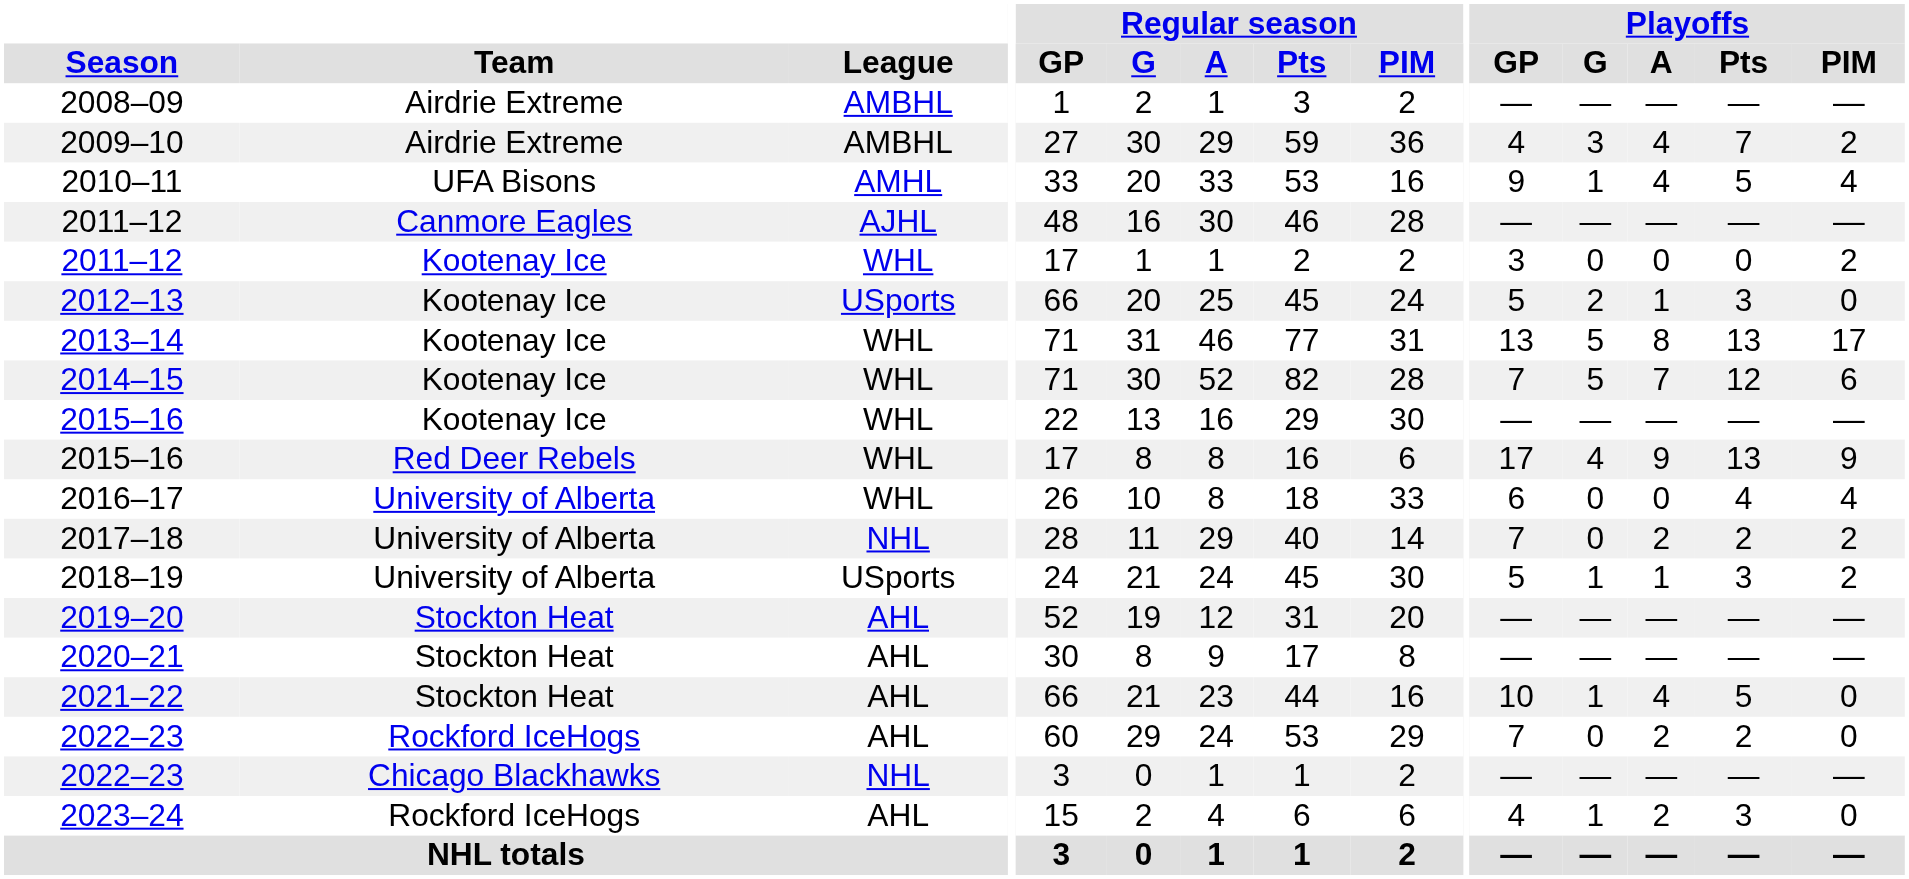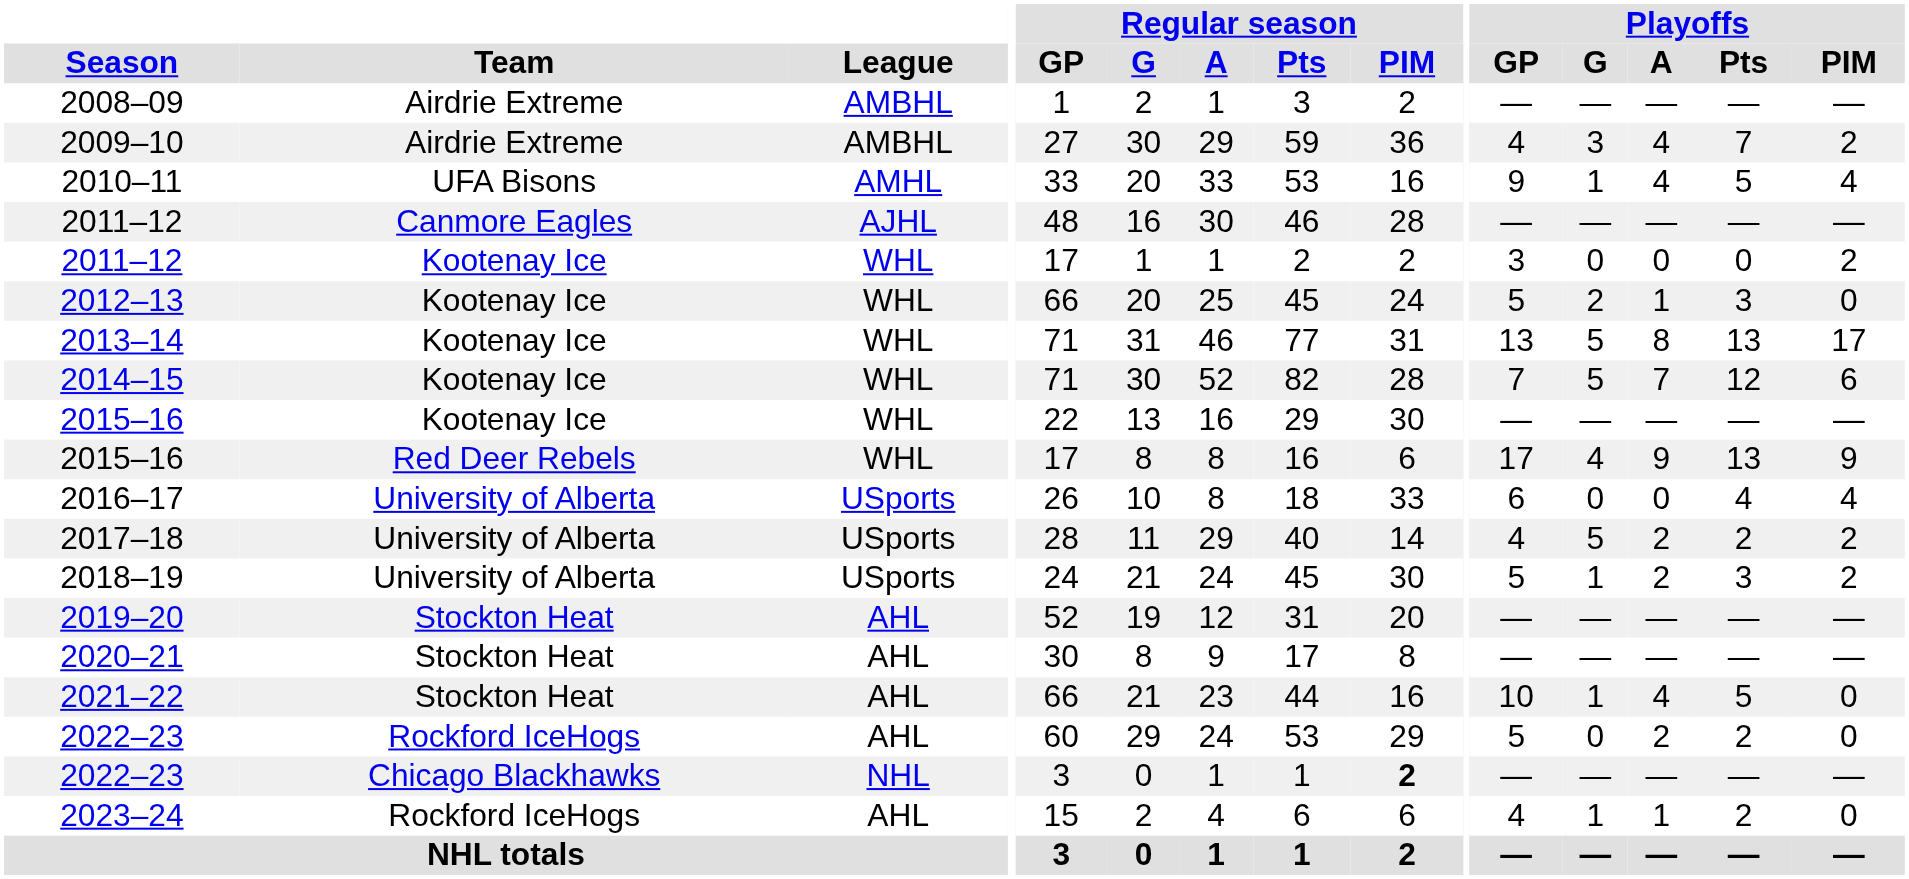(898, 300) USports -> (898, 300) WHL
(898, 498) WHL -> (898, 498) USports
(898, 538) NHL -> (898, 538) USports
(1516, 538) 7 -> (1516, 538) 4
(1595, 538) 0 -> (1595, 538) 5
(1661, 577) 1 -> (1661, 577) 2
(1516, 736) 7 -> (1516, 736) 5
(1407, 775) normal -> (1407, 775) bold
(1661, 815) 2 -> (1661, 815) 1
(1744, 815) 3 -> (1744, 815) 2
